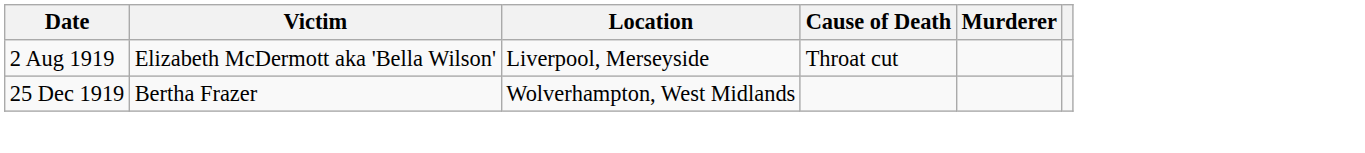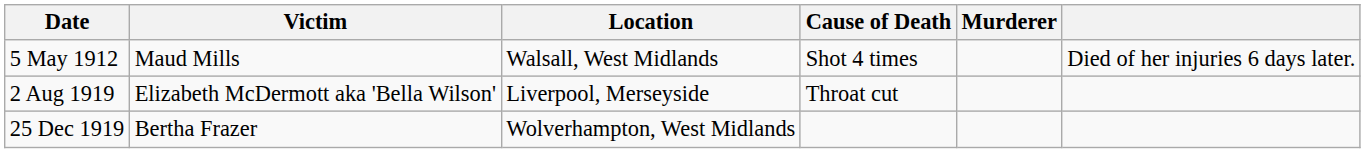+ row: (64, 57)
